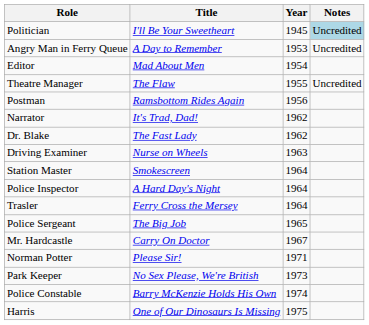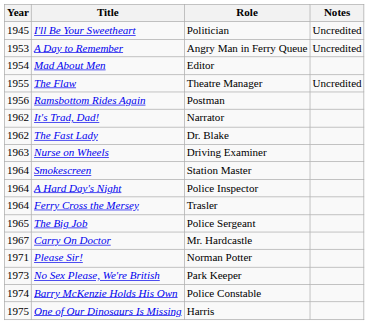columns swapped: (296, 13) <-> (67, 13)
(337, 30) lightblue background -> (337, 30) no background
